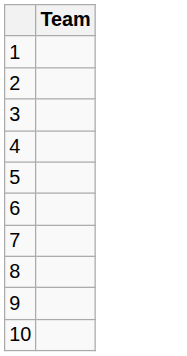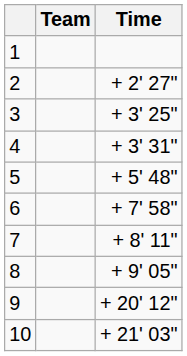+ column: (139, 20)
